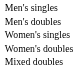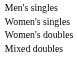- row: (33, 21)
